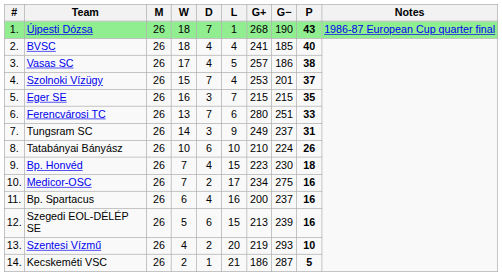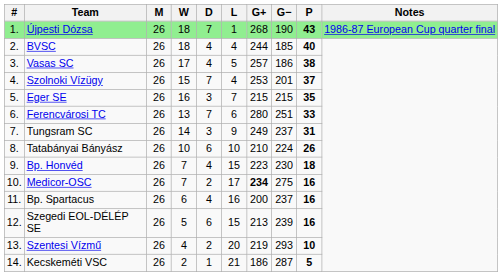(259, 47) 241 -> (259, 47) 244
(259, 183) normal -> (259, 183) bold
